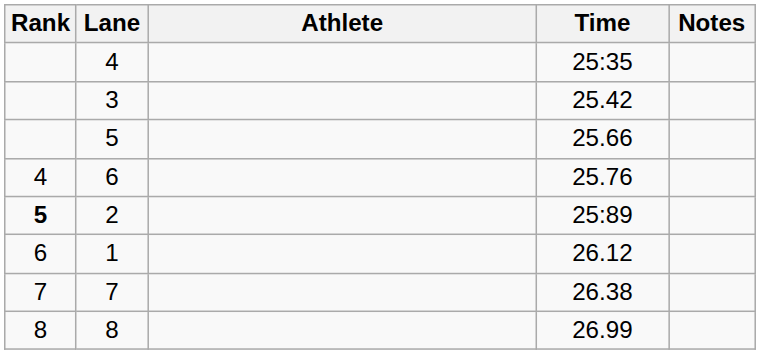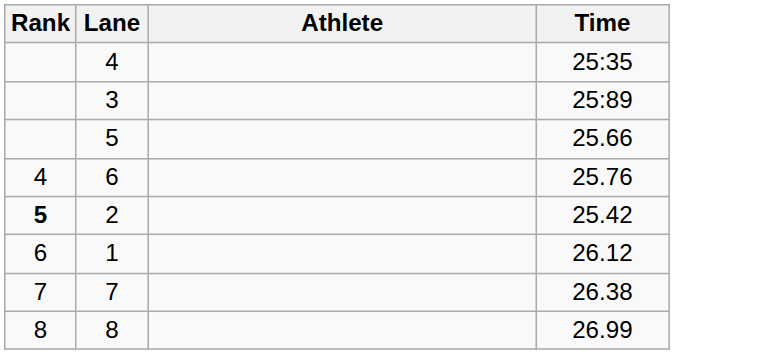- column: (712, 23)
(602, 100) 25.42 -> (602, 100) 25:89
(602, 215) 25:89 -> (602, 215) 25.42
